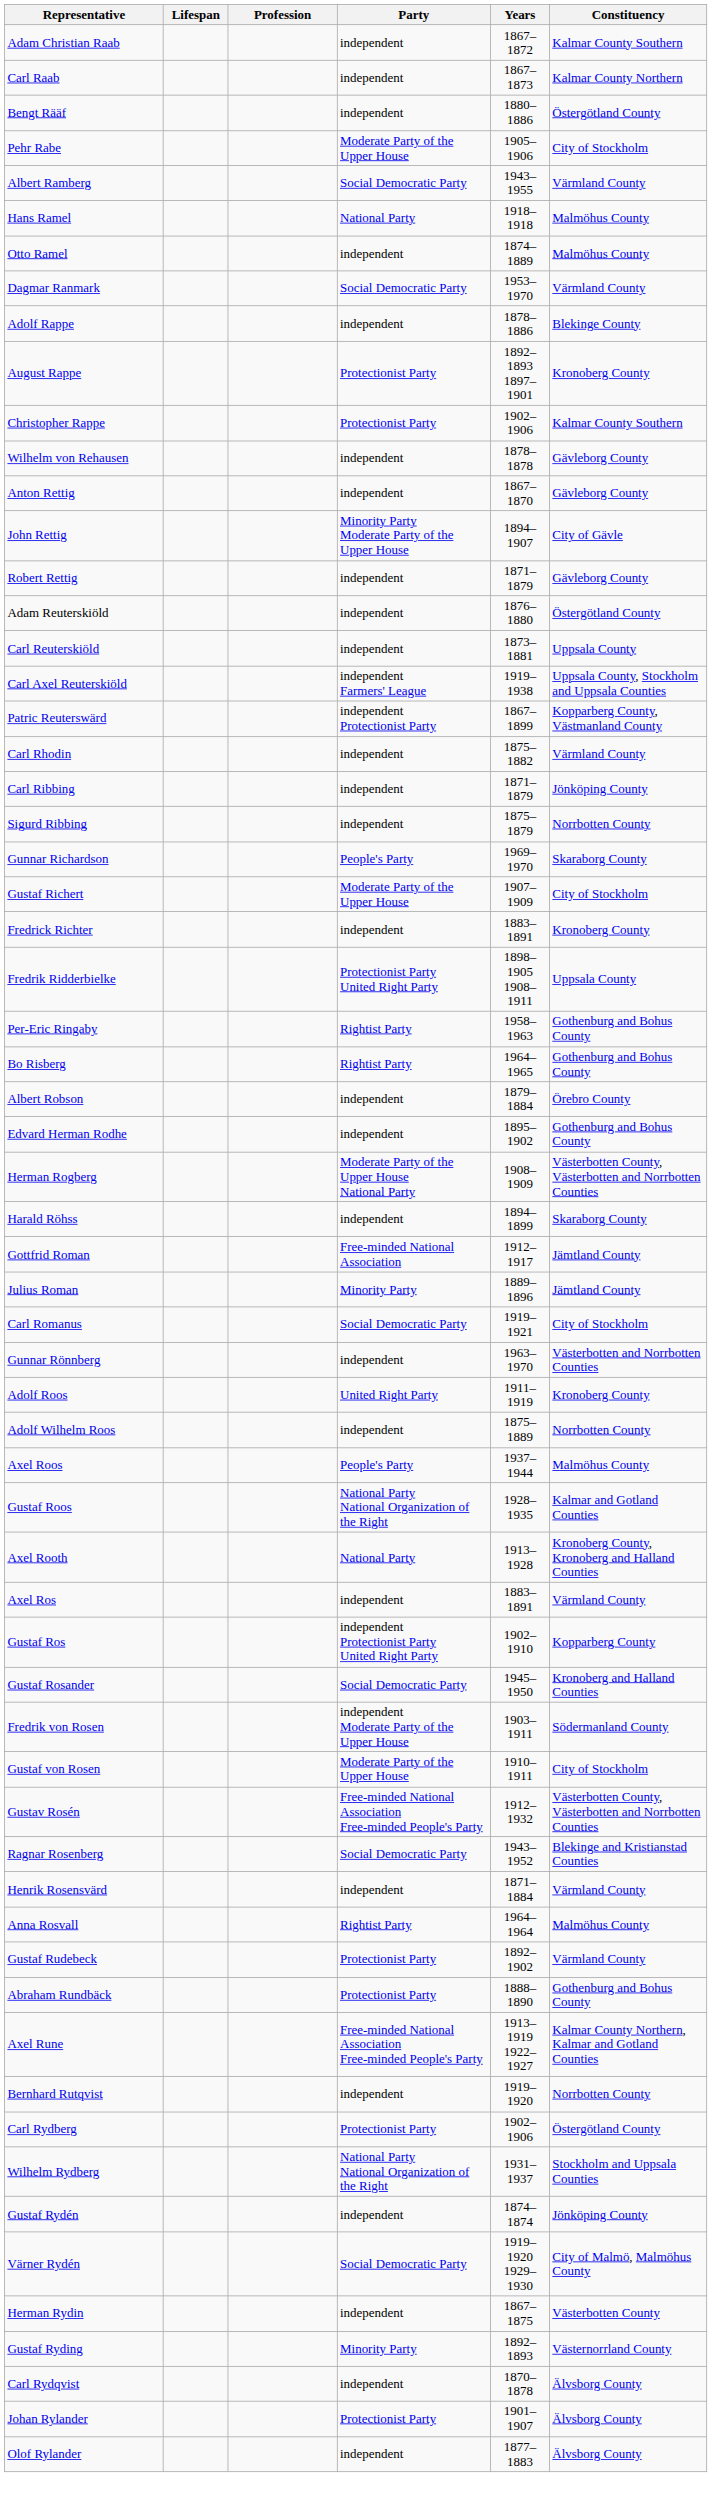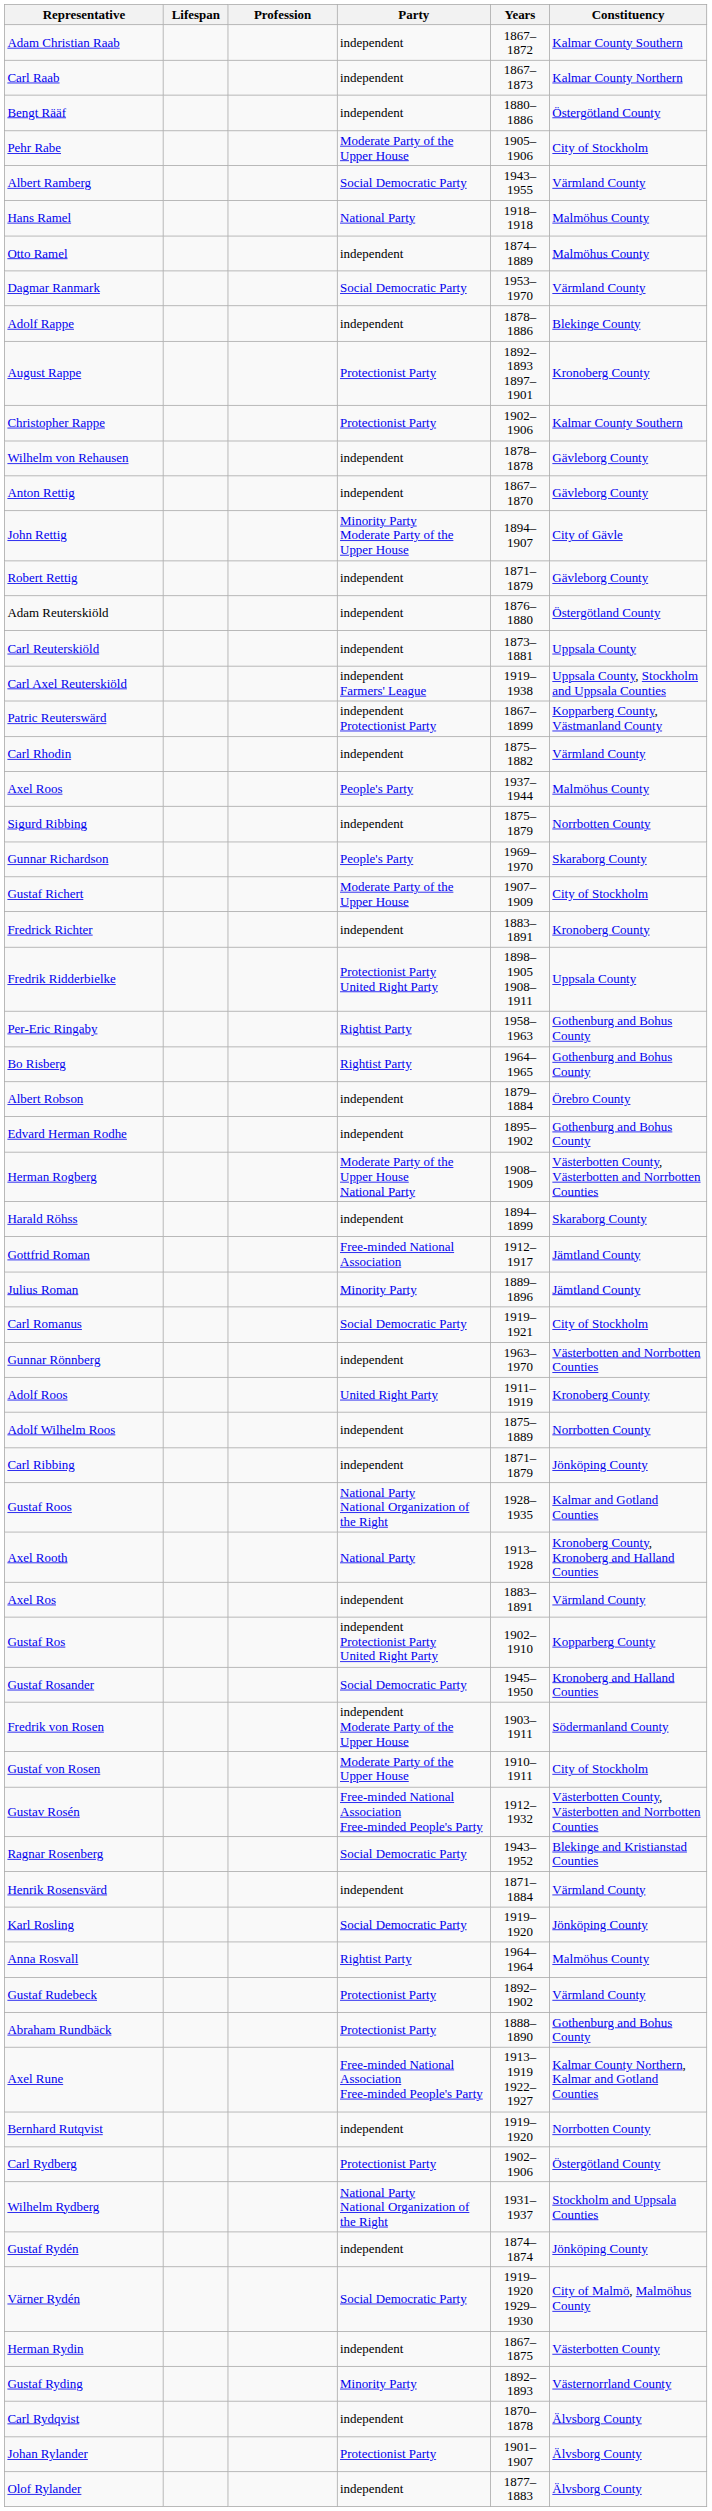rows swapped: (41, 789) <-> (35, 1465)
+ row: (41, 1924)
